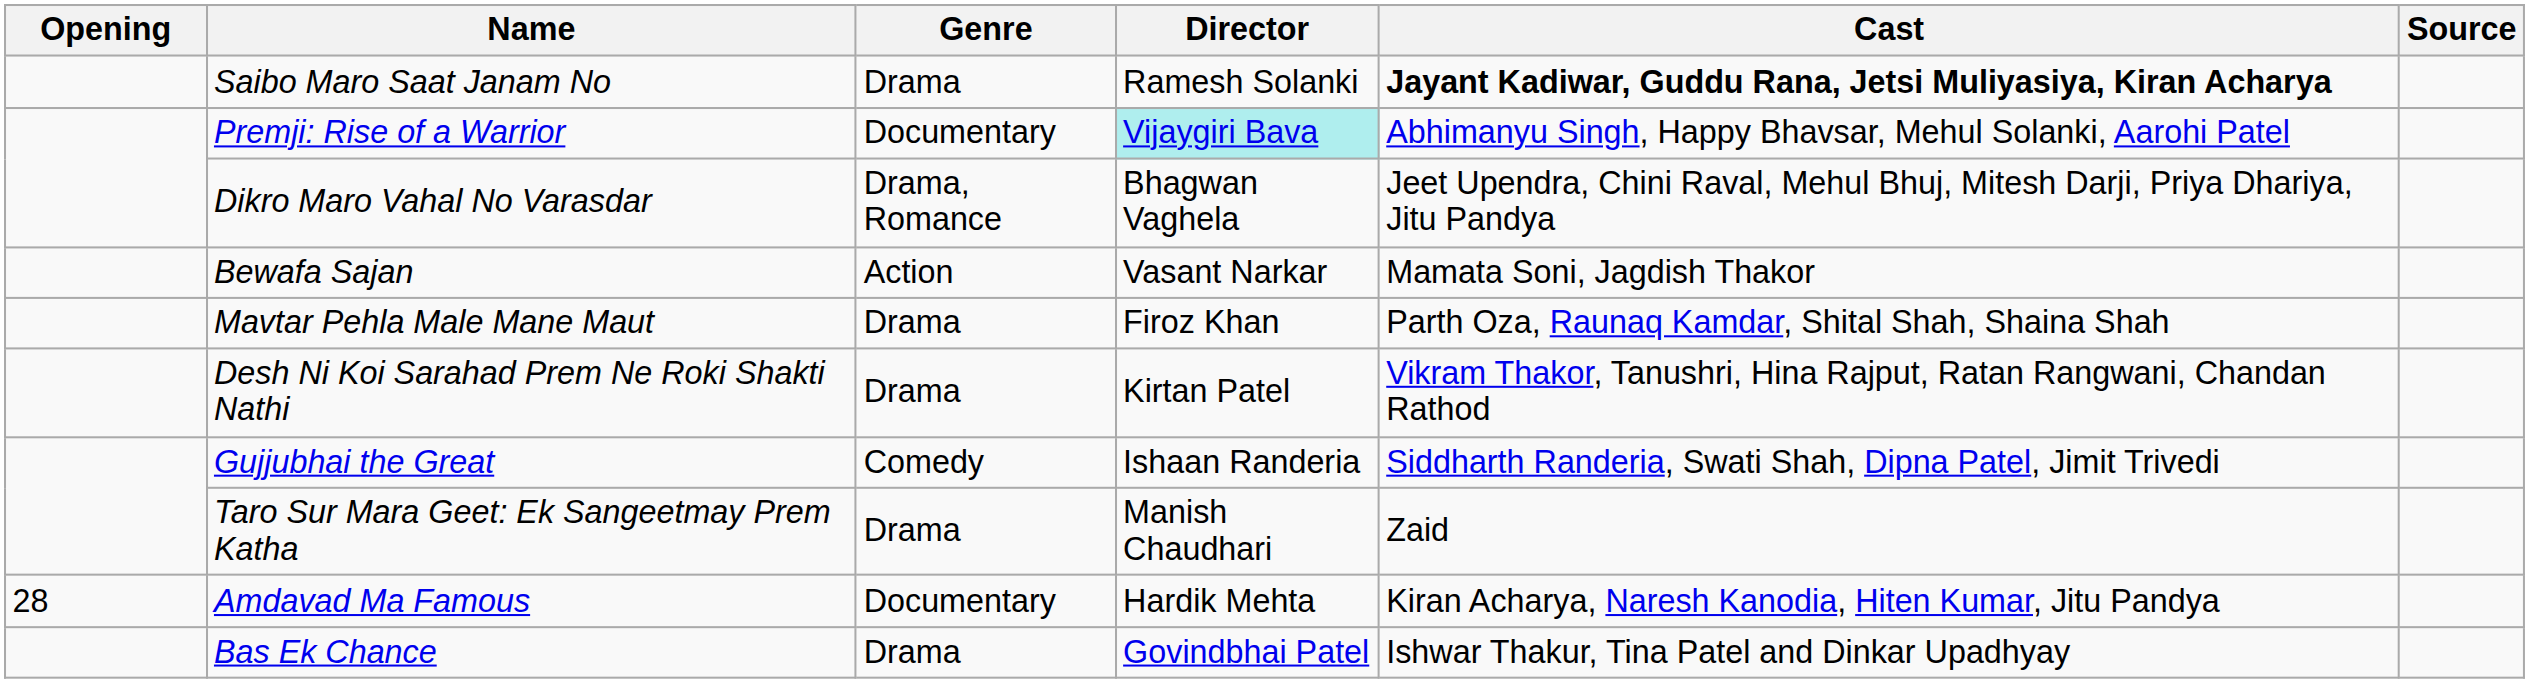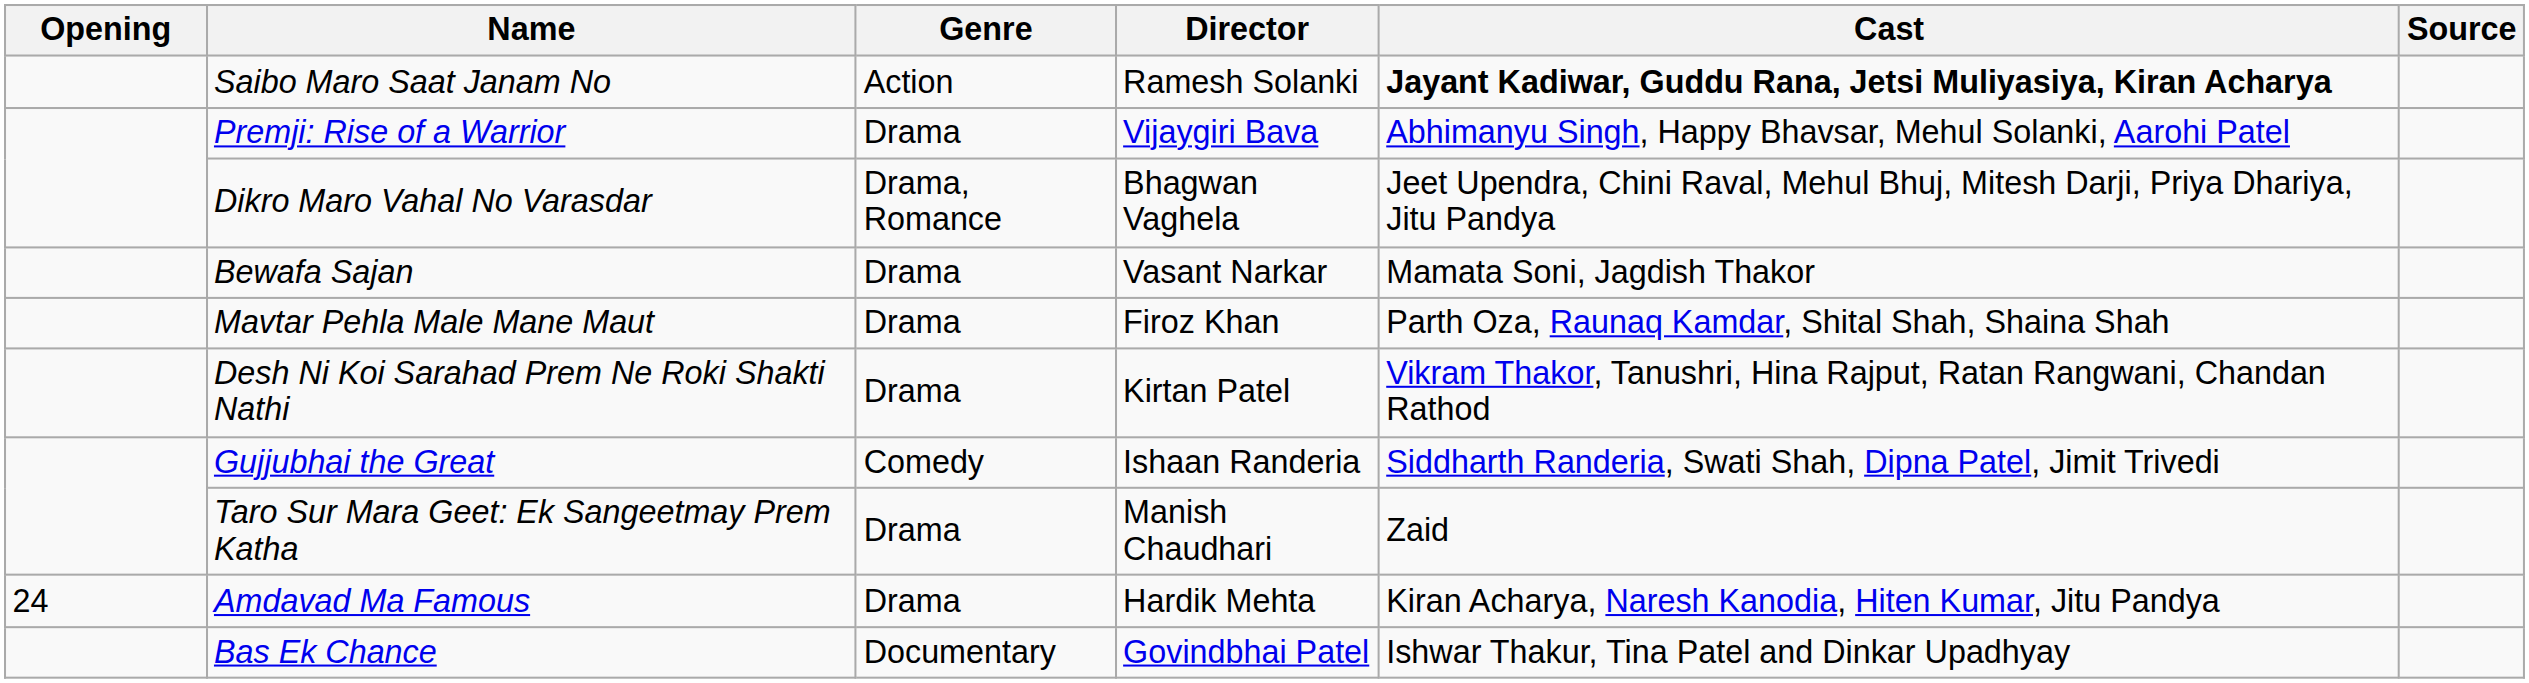(912, 81) Drama -> (909, 81) Action
(960, 132) Documentary -> (912, 132) Drama
(1221, 132) paleturquoise background -> (1221, 132) no background
(909, 271) Action -> (912, 271) Drama
(30, 600) 28 -> (30, 600) 24
(960, 600) Documentary -> (912, 600) Drama
(912, 651) Drama -> (960, 651) Documentary
